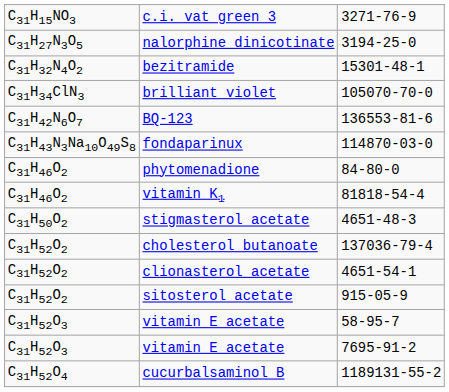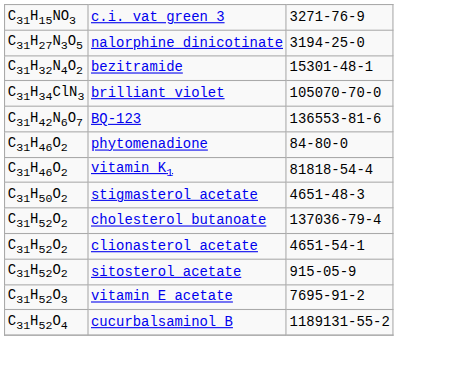- row: (193, 144)
- row: (213, 323)
